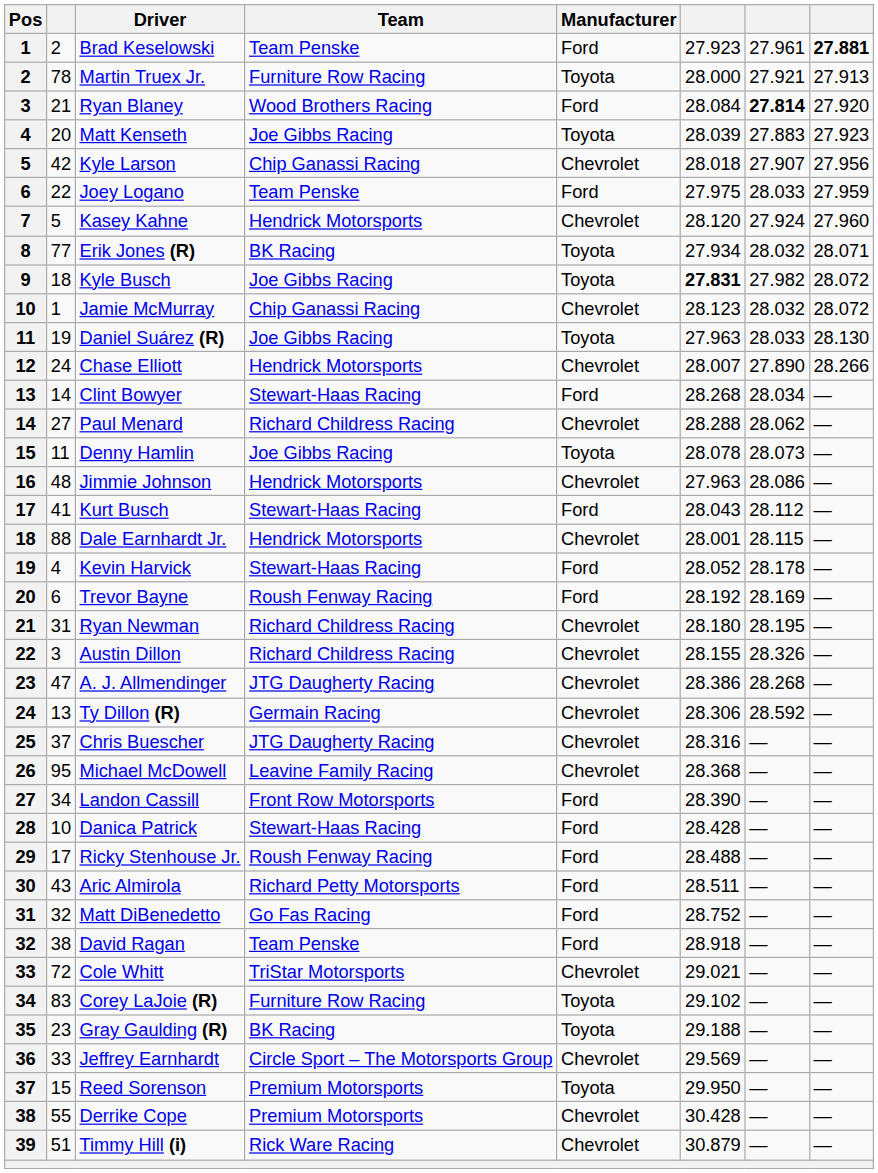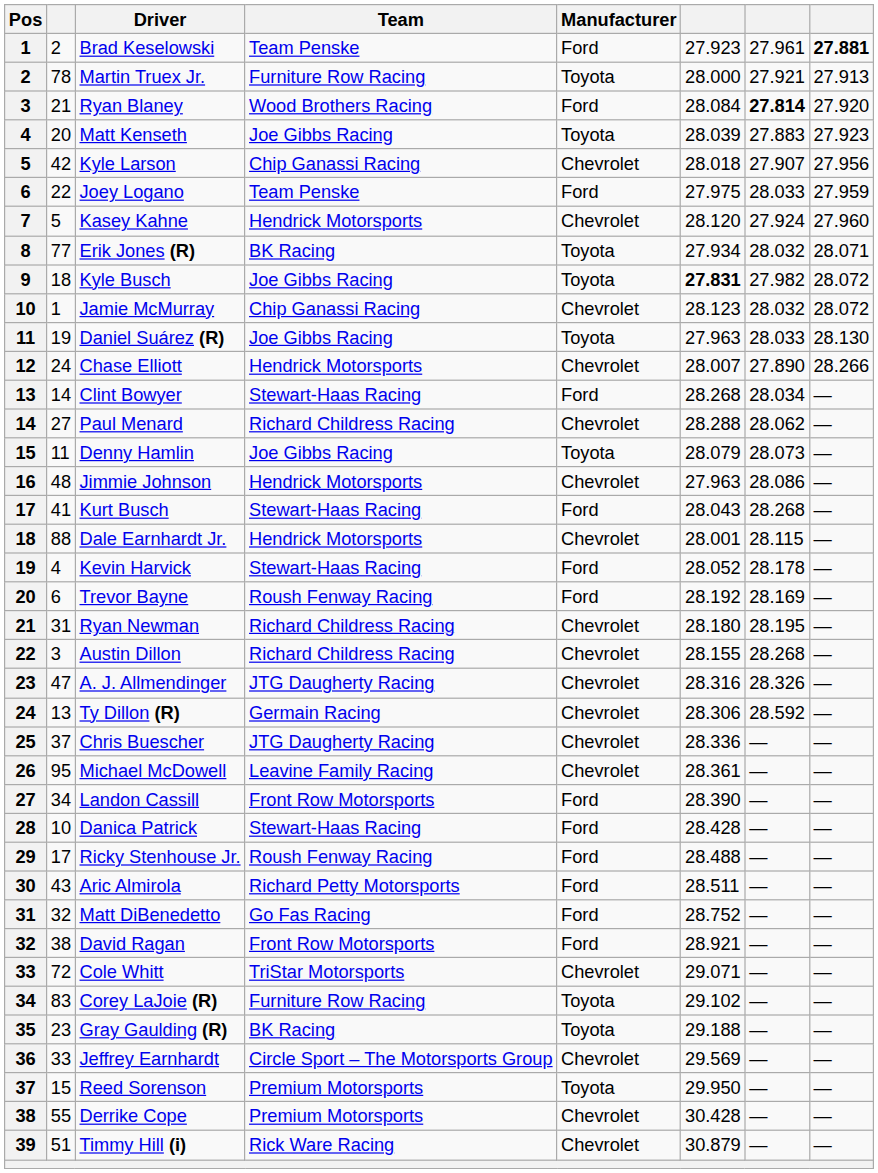(713, 452) 28.078 -> (713, 452) 28.079
(776, 510) 28.112 -> (777, 510) 28.268
(777, 654) 28.326 -> (777, 654) 28.268
(713, 683) 28.386 -> (713, 683) 28.316
(777, 683) 28.268 -> (777, 683) 28.326
(713, 741) 28.316 -> (713, 741) 28.336
(713, 770) 28.368 -> (713, 770) 28.361
(304, 943) Team Penske -> (342, 943) Front Row Motorsports
(713, 943) 28.918 -> (713, 943) 28.921
(713, 972) 29.021 -> (713, 972) 29.071
